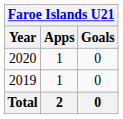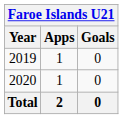rows swapped: (23, 80) <-> (23, 59)
